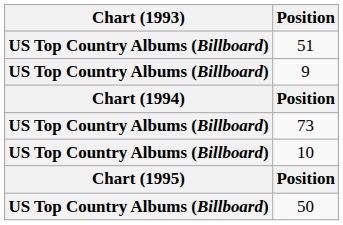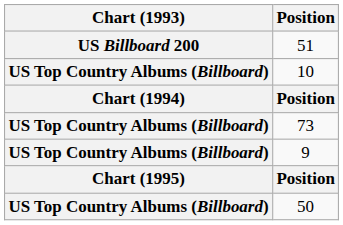(139, 44) US Top Country Albums (Billboard) -> (139, 44) US Billboard 200
rows swapped: (306, 152) <-> (306, 71)
